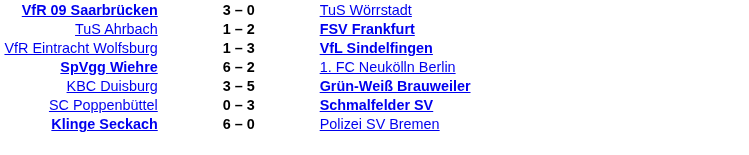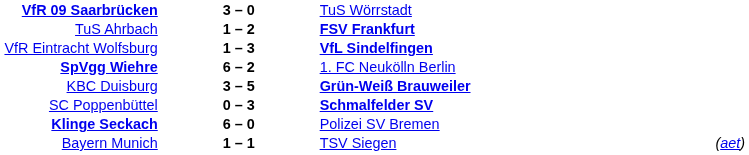+ row: (110, 143)
